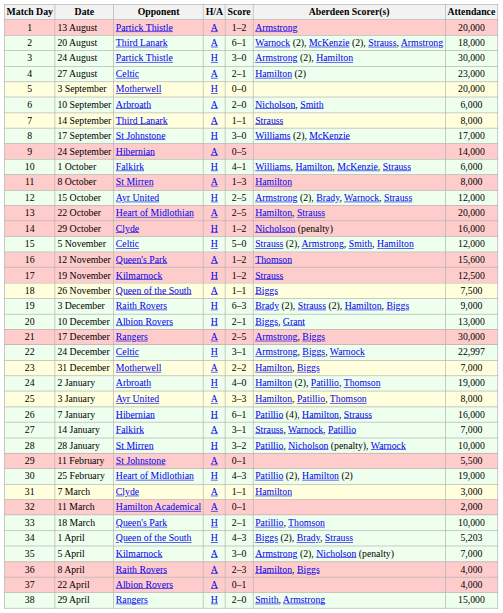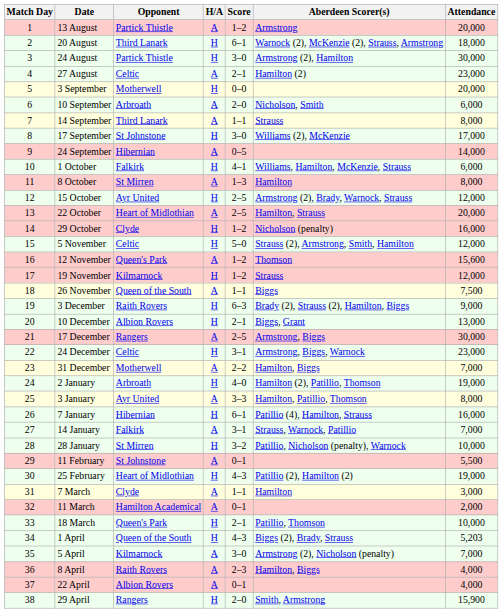(214, 43) A -> (214, 43) H
(471, 275) 12,500 -> (471, 275) 12,000
(471, 352) 22,997 -> (471, 352) 23,000
(471, 600) 15,000 -> (471, 600) 15,900
